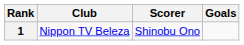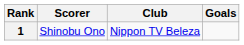columns swapped: (167, 13) <-> (85, 13)
